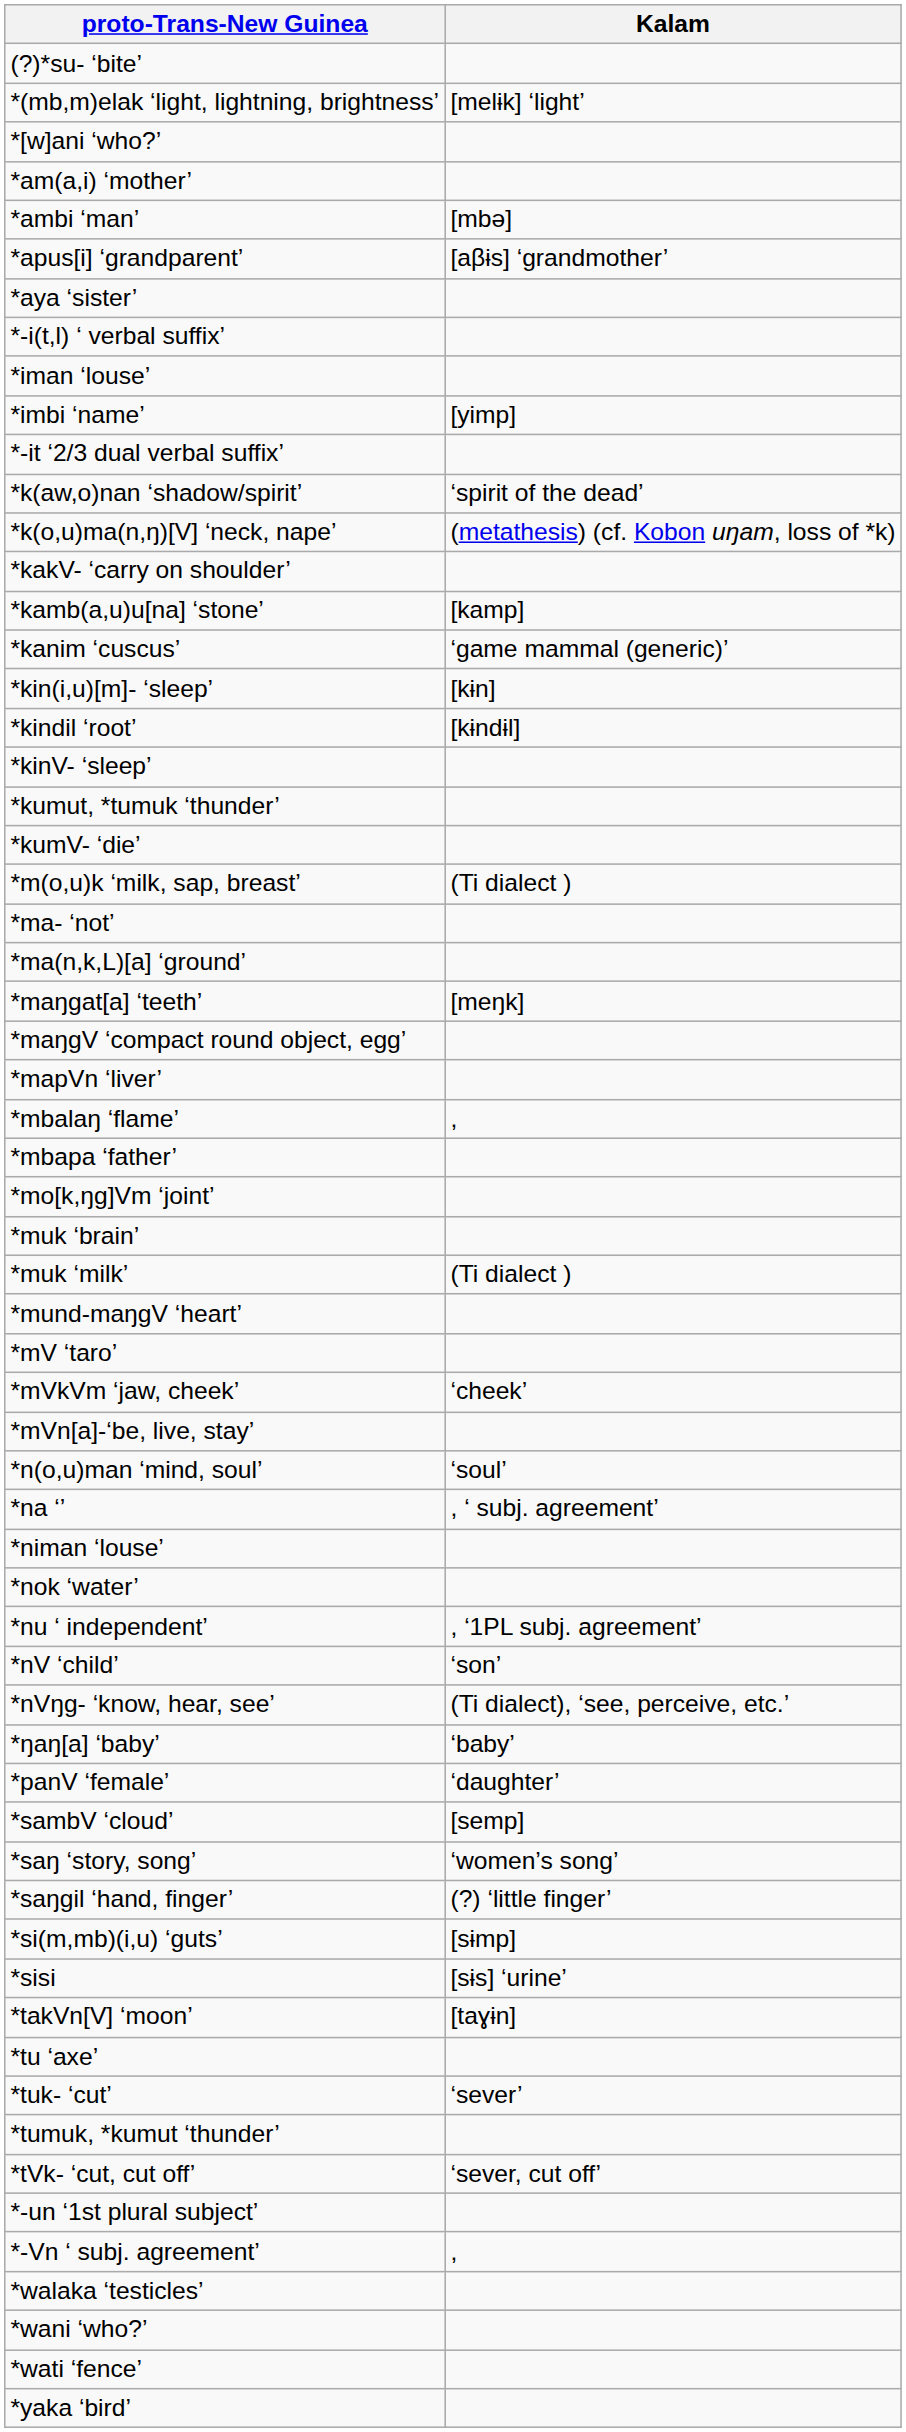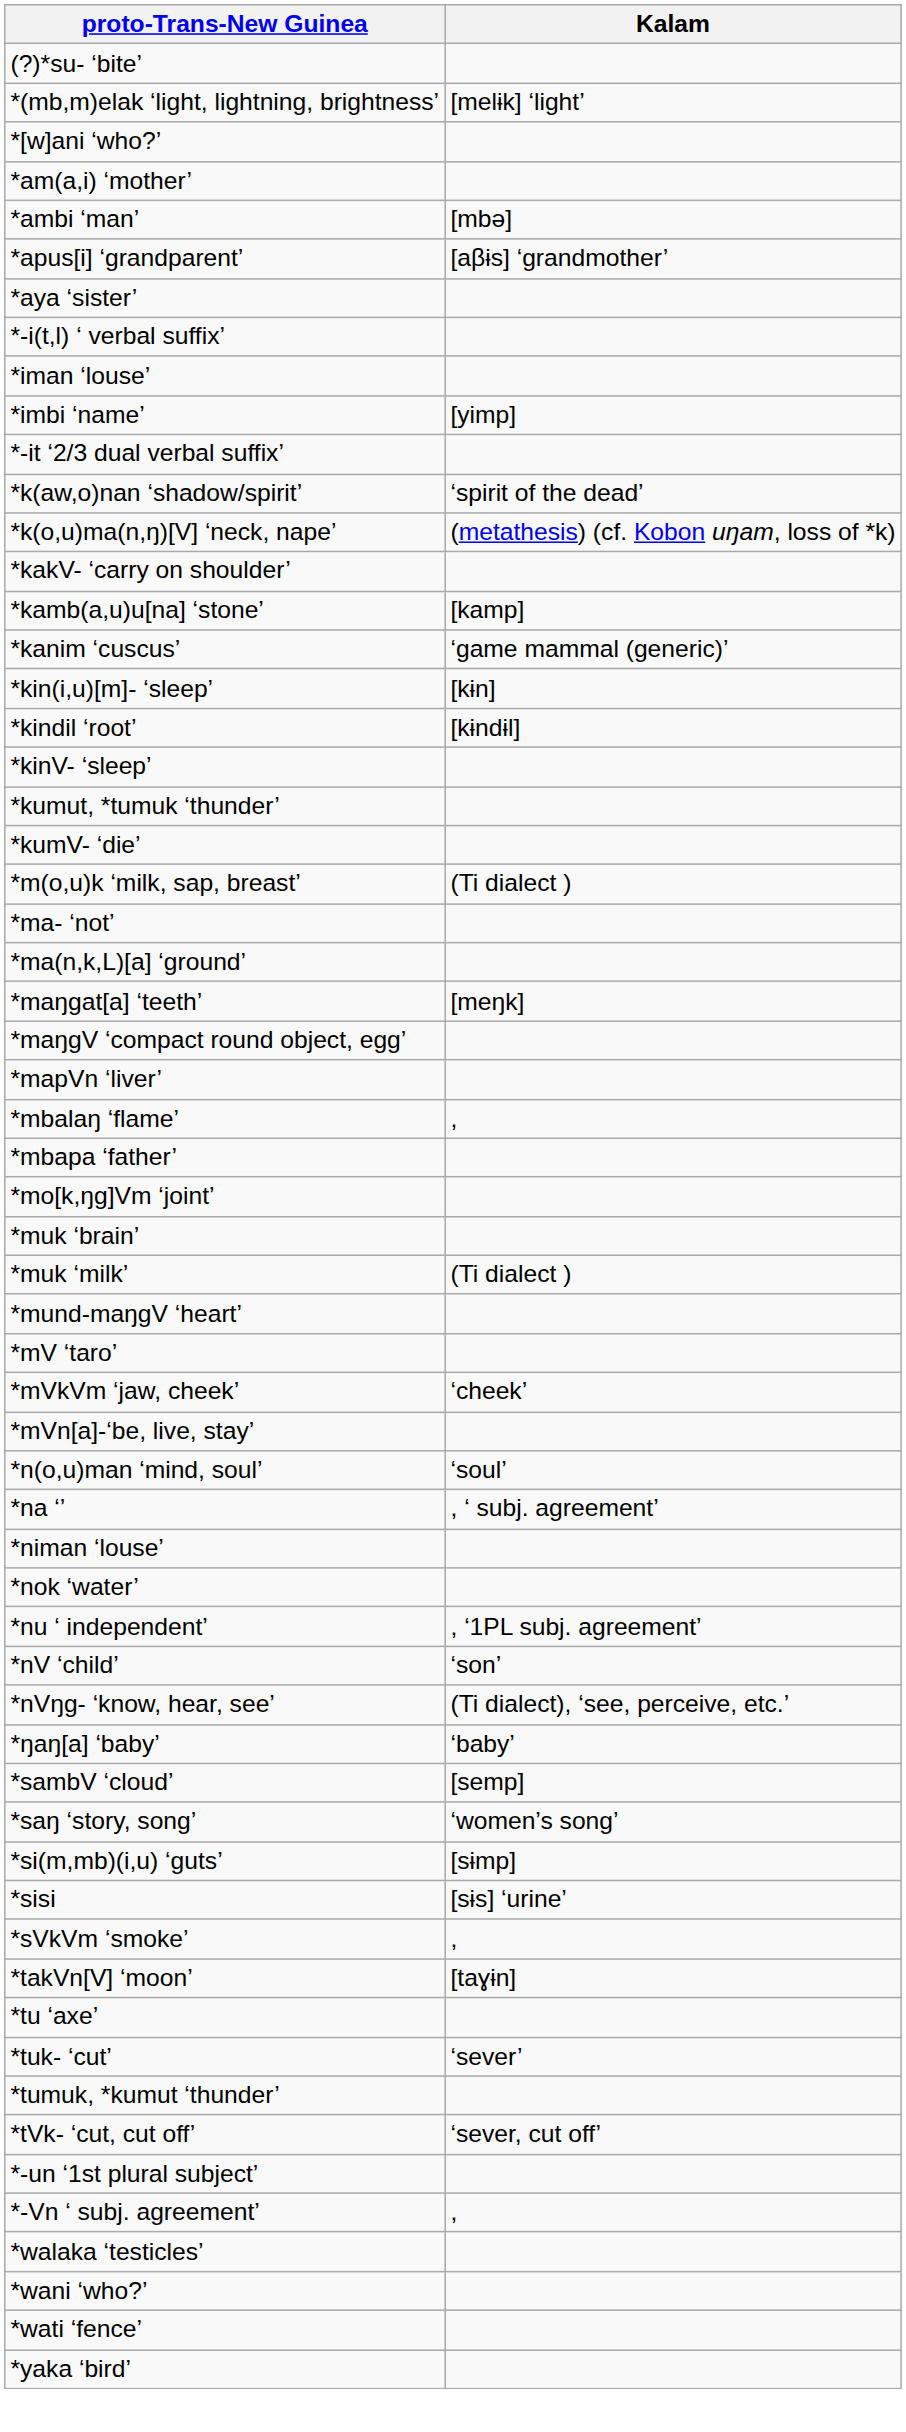- row: (90, 1782)
- row: (122, 1899)
+ row: (99, 1938)
